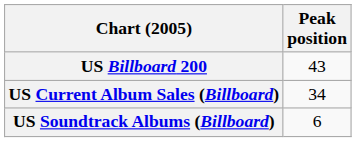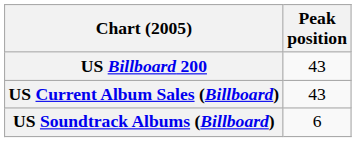(317, 94) 34 -> (317, 94) 43
